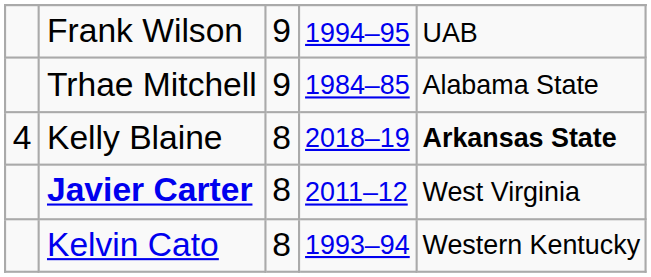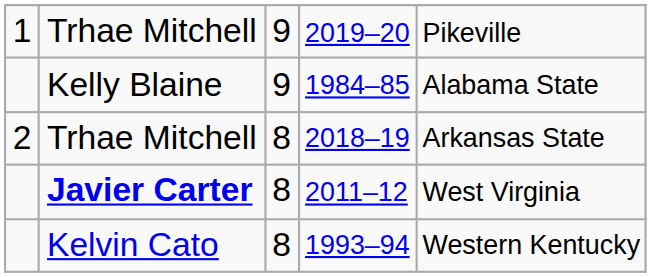+ row: (357, 32)
- row: (357, 32)
(152, 84) Trhae Mitchell -> (135, 84) Kelly Blaine
(22, 137) 4 -> (22, 137) 2
(135, 137) Kelly Blaine -> (152, 137) Trhae Mitchell
(520, 138) bold -> (514, 138) normal
